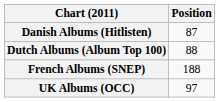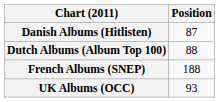(192, 87) 97 -> (192, 87) 93
